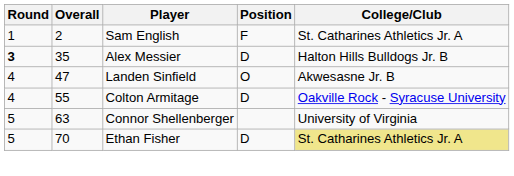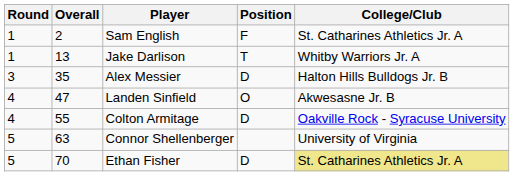+ row: (145, 56)
(11, 56) bold -> (11, 77) normal
